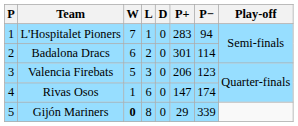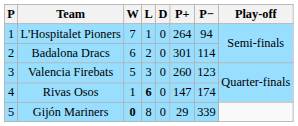(182, 33) 283 -> (182, 33) 264
(182, 72) 206 -> (182, 72) 260
(149, 92) normal -> (149, 92) bold
